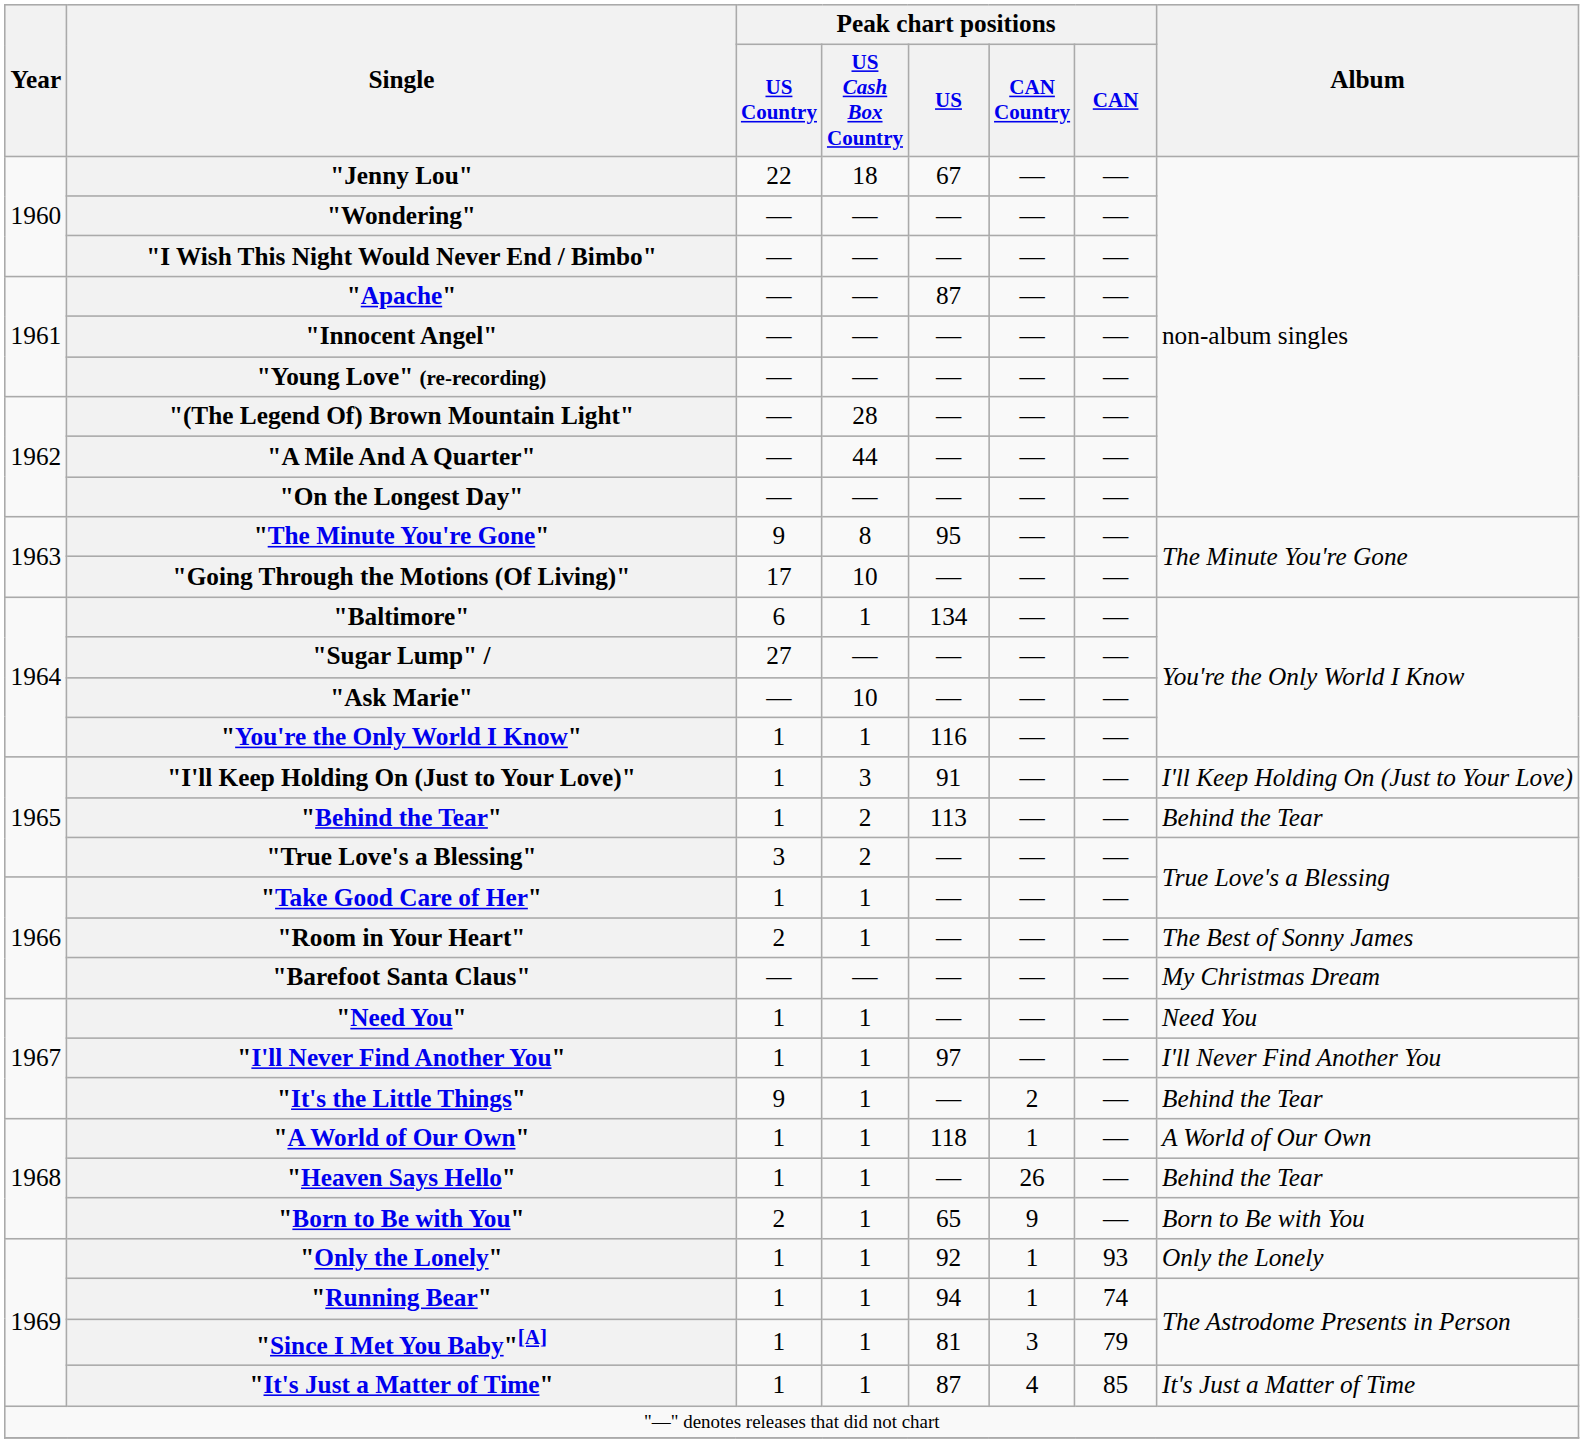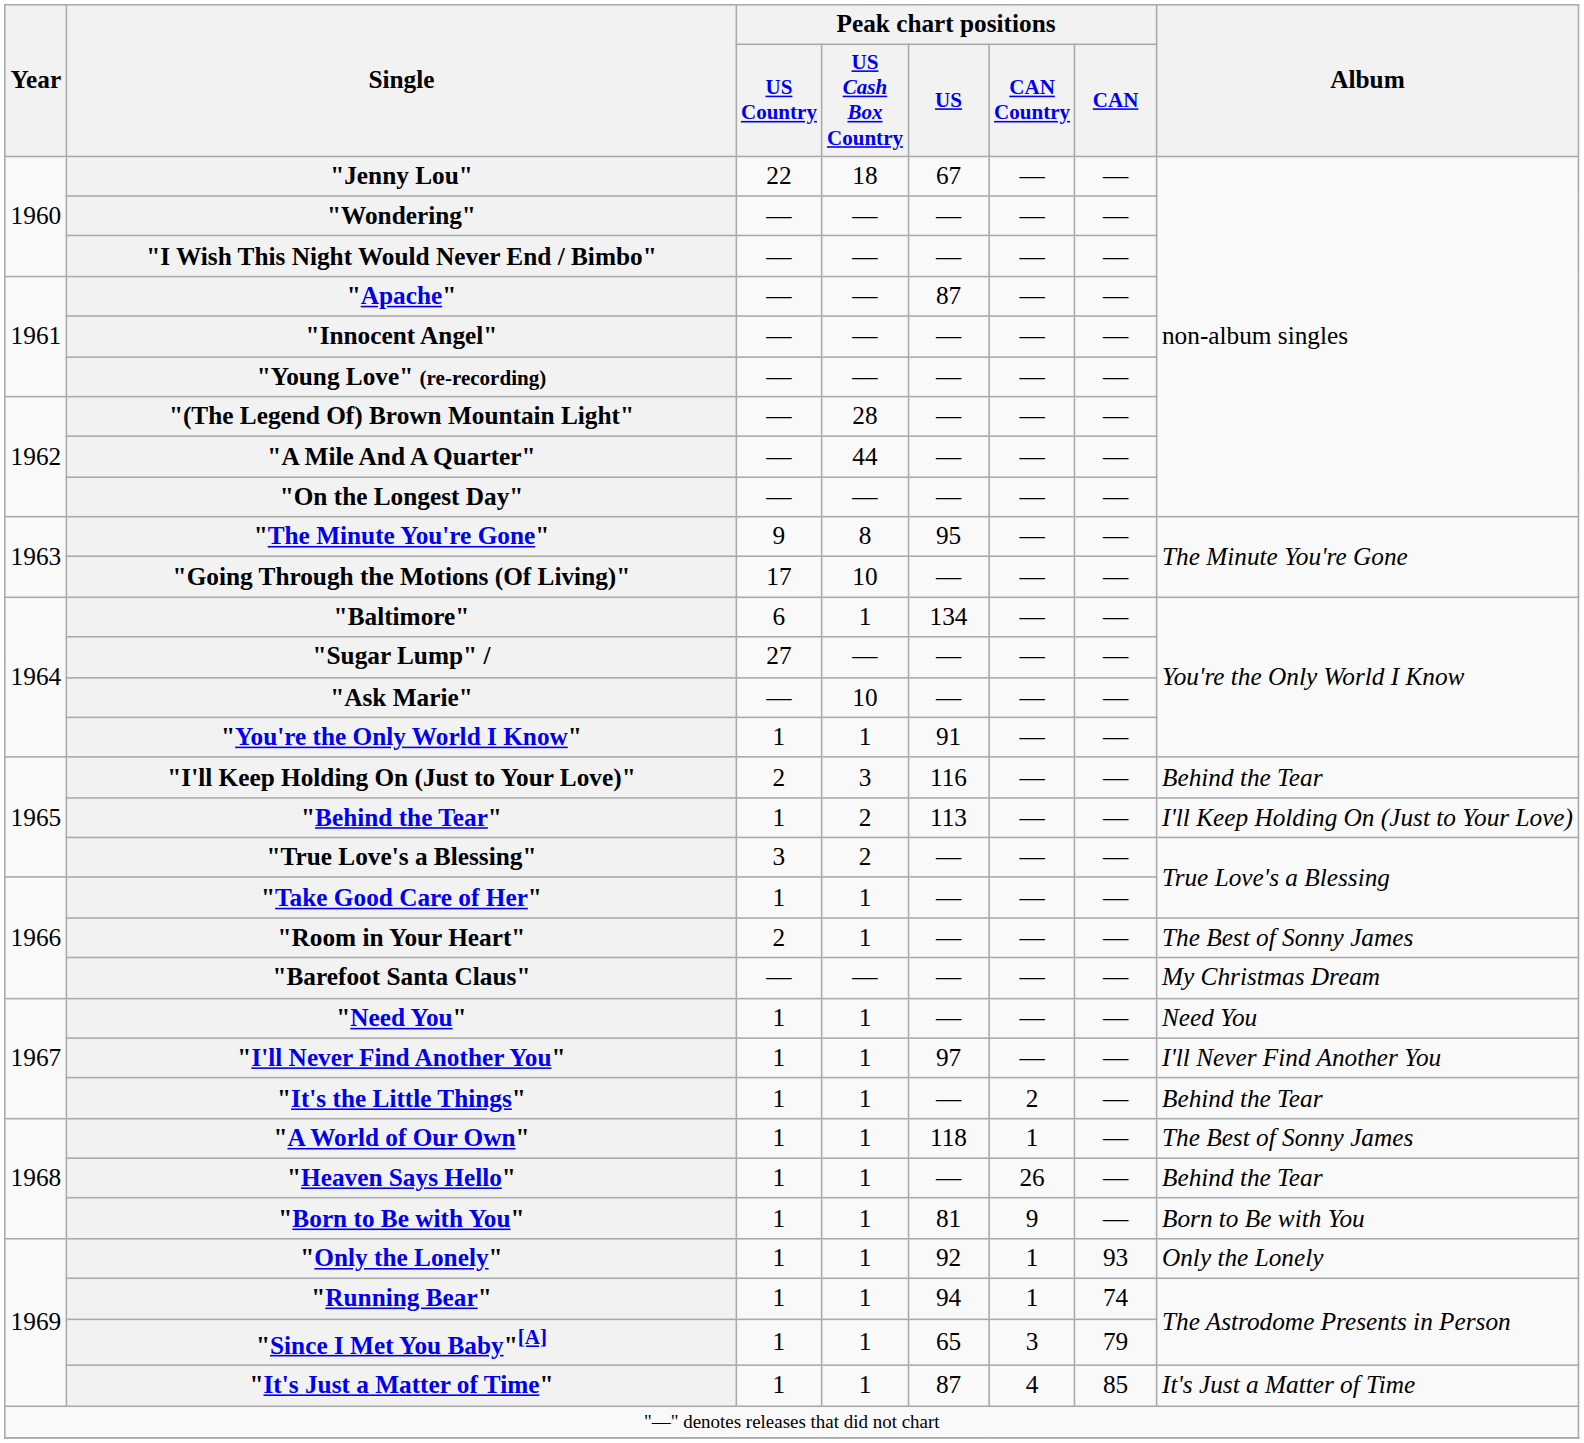(949, 737) 116 -> (949, 737) 91
(779, 777) 1 -> (779, 777) 2
(949, 777) 91 -> (949, 777) 116
(1367, 777) I'll Keep Holding On (Just to Your Love) -> (1242, 777) Behind the Tear
(1242, 817) Behind the Tear -> (1367, 817) I'll Keep Holding On (Just to Your Love)
(779, 1097) 9 -> (779, 1097) 1
(1267, 1137) A World of Our Own -> (1288, 1137) The Best of Sonny James
(779, 1218) 2 -> (779, 1218) 1
(949, 1218) 65 -> (949, 1218) 81
(949, 1341) 81 -> (949, 1341) 65
